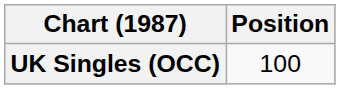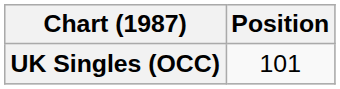(280, 63) 100 -> (280, 63) 101
